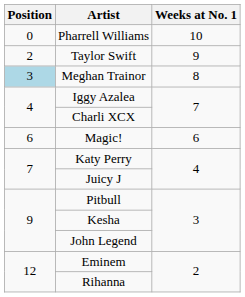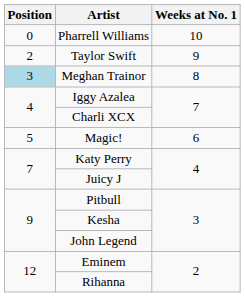(30, 138) 6 -> (30, 138) 5
